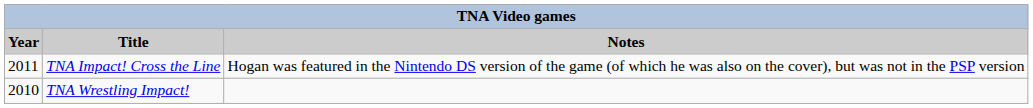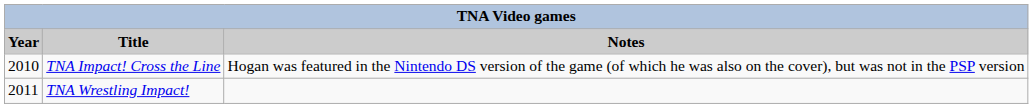(23, 66) 2011 -> (24, 66) 2010
(24, 90) 2010 -> (23, 90) 2011
